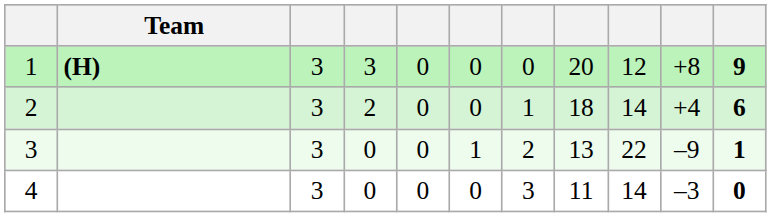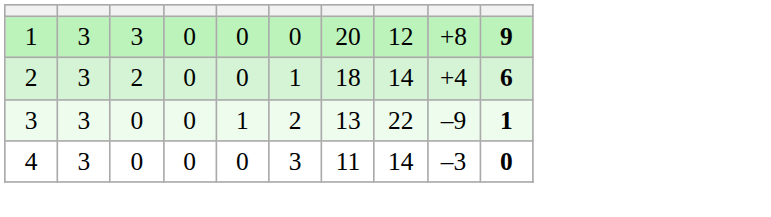- column: (174, 24)
